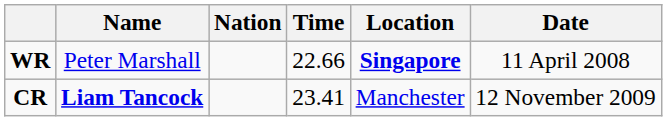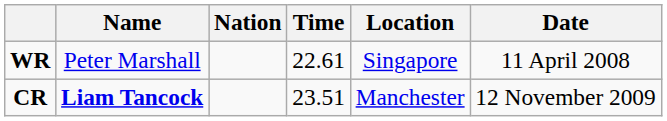(319, 60) 22.66 -> (319, 60) 22.61
(410, 60) bold -> (410, 60) normal
(319, 97) 23.41 -> (319, 97) 23.51
